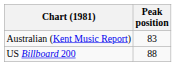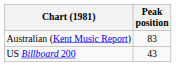(152, 54) 88 -> (152, 54) 43
